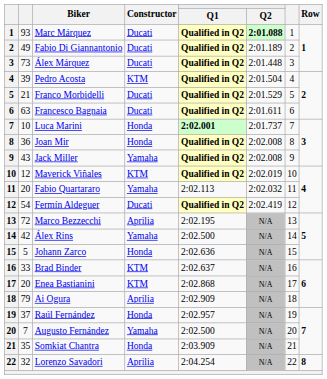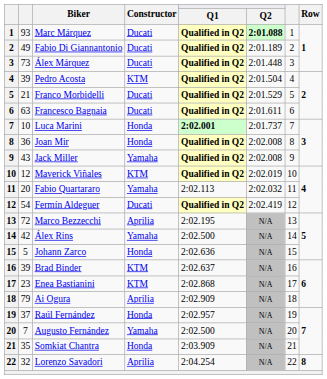(25, 267) 33 -> (25, 267) 39
(25, 283) 20 -> (25, 283) 23
